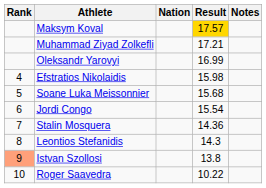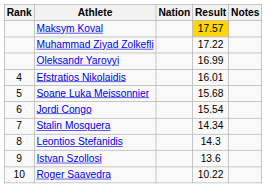(211, 45) 17.21 -> (211, 45) 17.22
(211, 77) 15.98 -> (211, 77) 16.01
(211, 126) 14.36 -> (211, 126) 14.34
(19, 158) lightsalmon background -> (19, 158) no background
(211, 158) 13.8 -> (211, 158) 13.6
